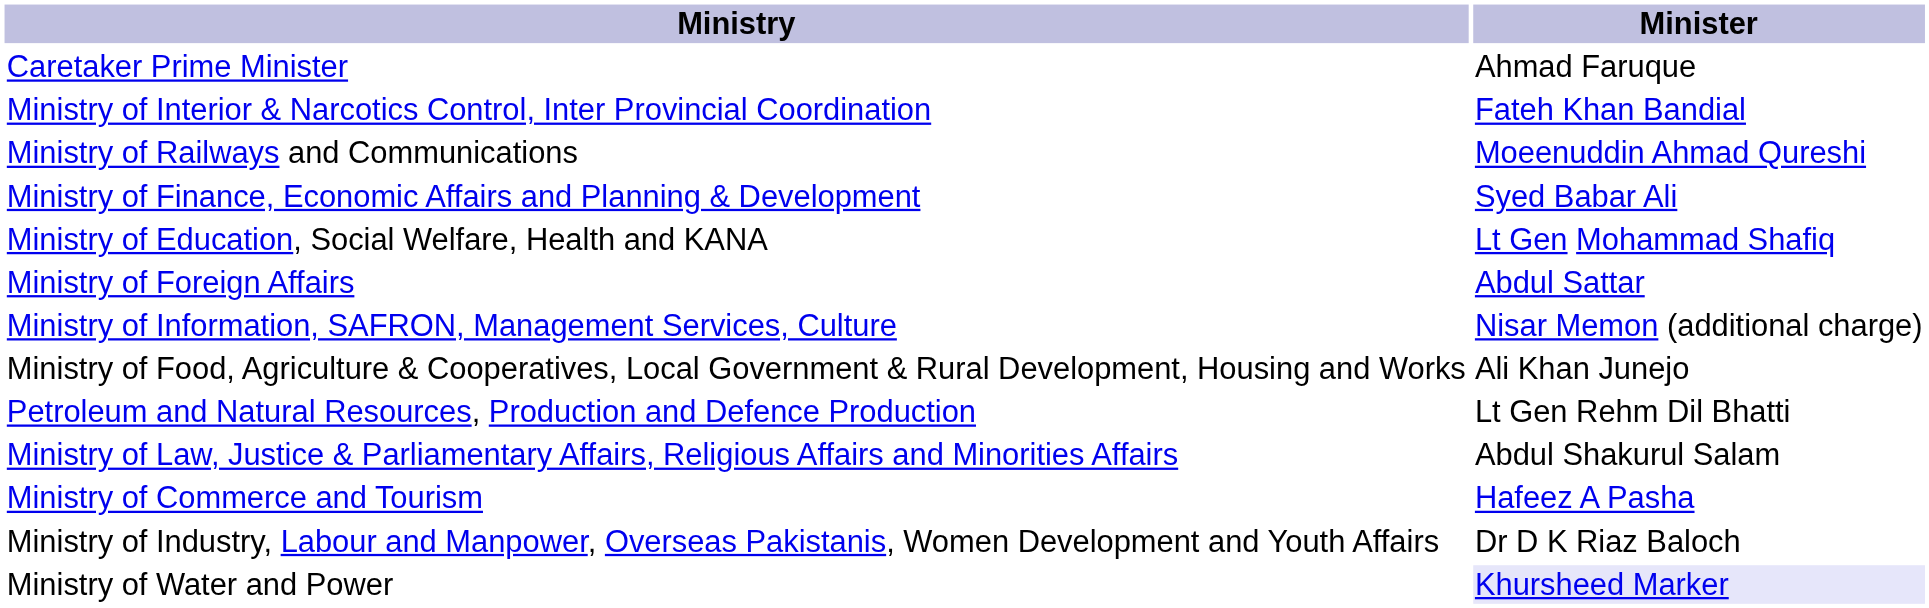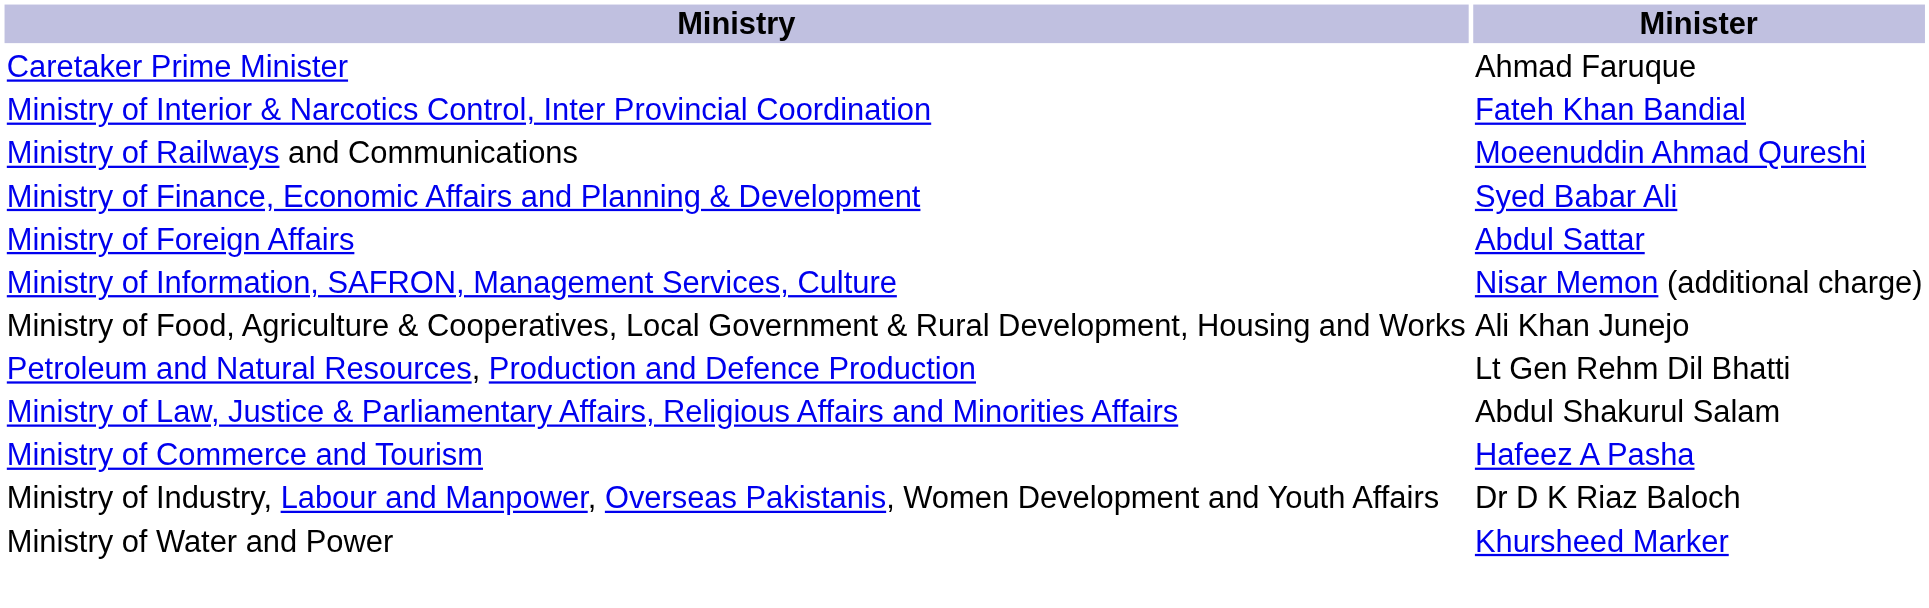- row: (387, 239)
(1602, 585) lavender background -> (1602, 541) no background
